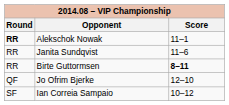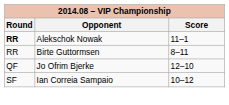- row: (67, 52)
(180, 66) bold -> (180, 52) normal
